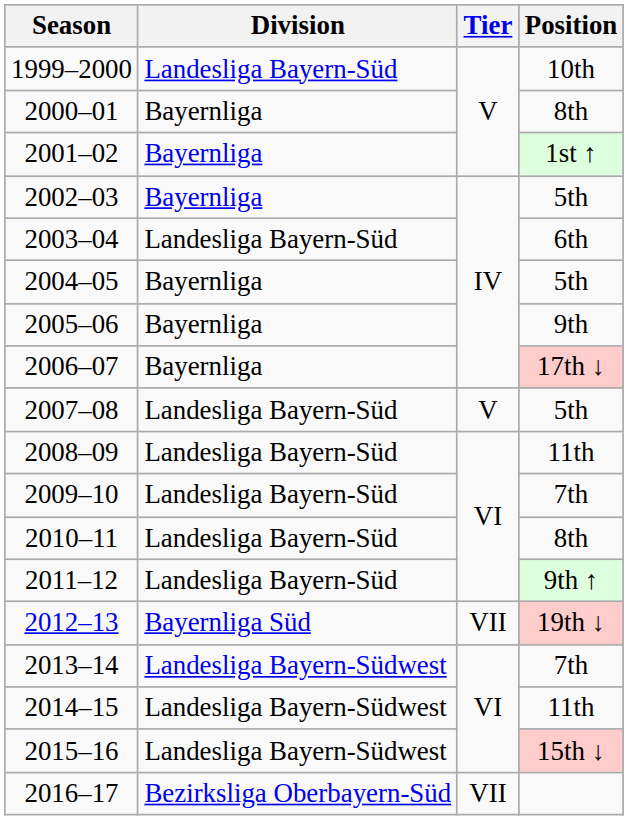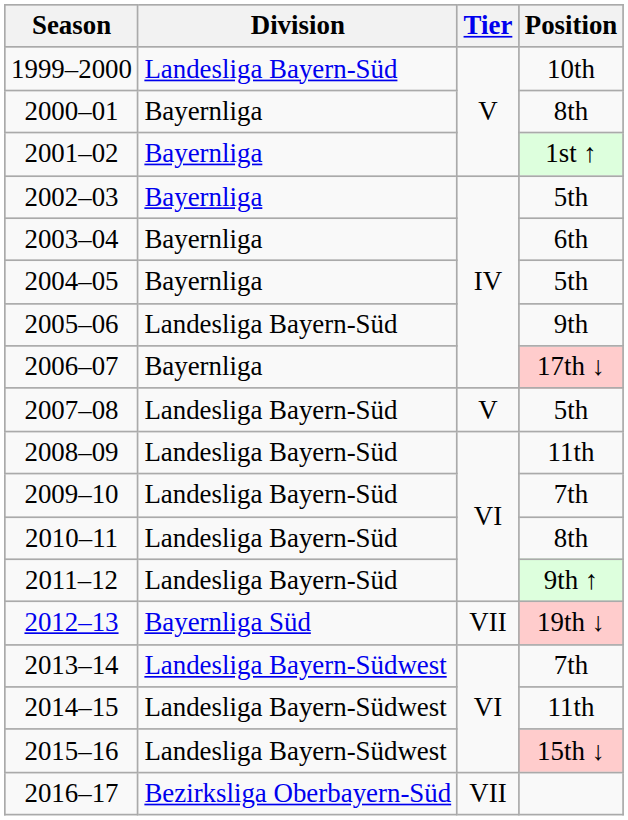(271, 238) Landesliga Bayern-Süd -> (203, 238) Bayernliga
(203, 324) Bayernliga -> (271, 324) Landesliga Bayern-Süd
